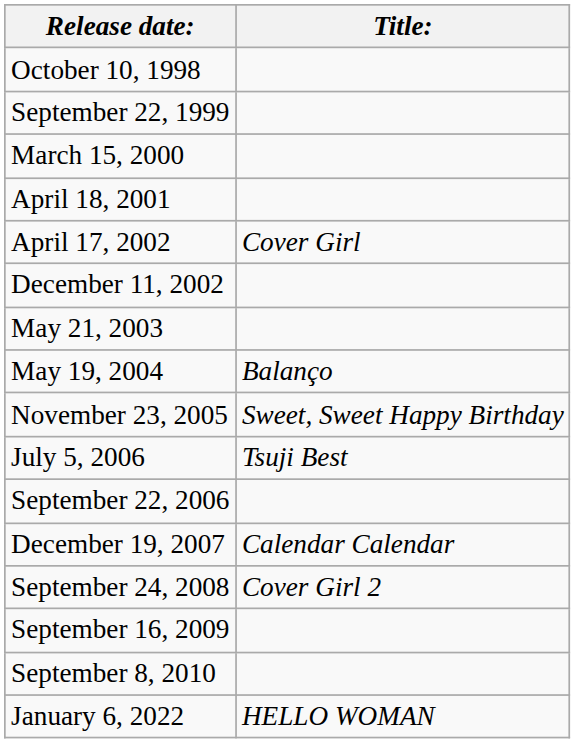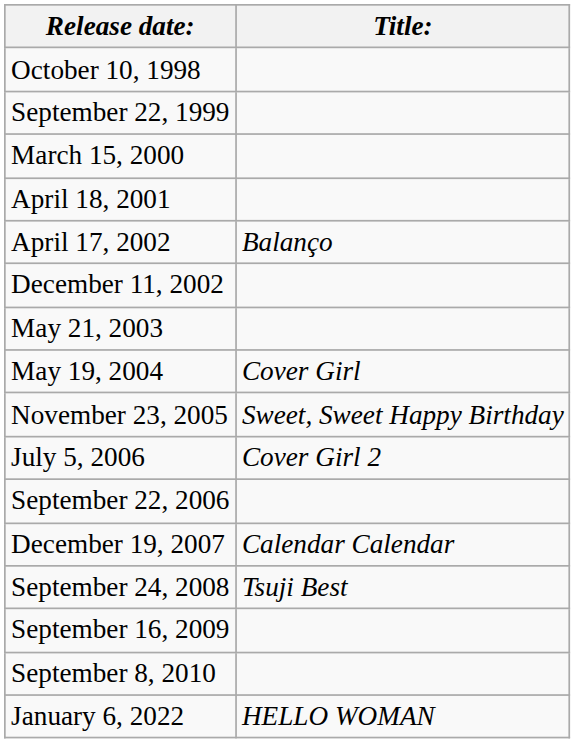(301, 241) Cover Girl -> (287, 241) Balanço
(287, 371) Balanço -> (301, 371) Cover Girl
(295, 457) Tsuji Best -> (311, 457) Cover Girl 2
(311, 586) Cover Girl 2 -> (295, 586) Tsuji Best
